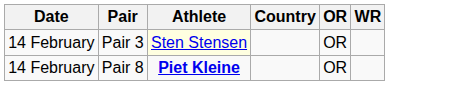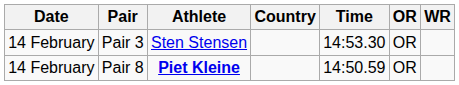+ column: (354, 17)
(199, 42) lightyellow background -> (199, 42) no background
